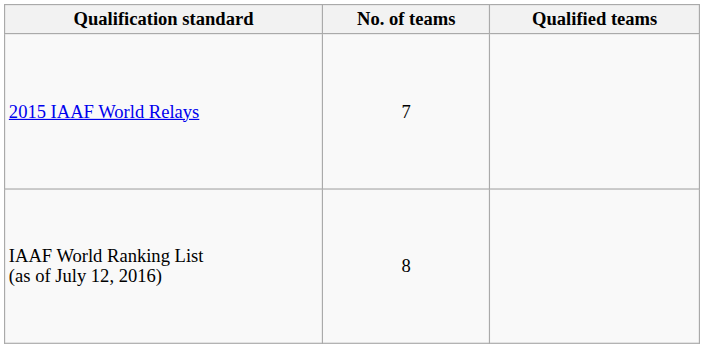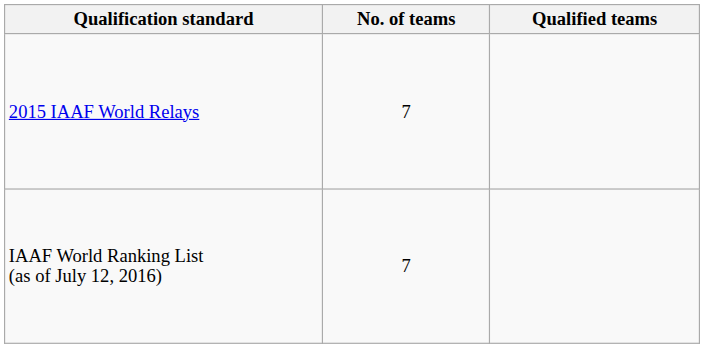(406, 266) 8 -> (406, 266) 7
